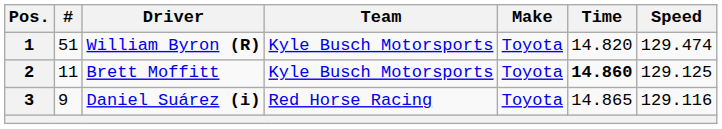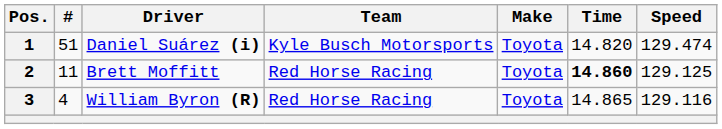(173, 46) William Byron (R) -> (173, 46) Daniel Suárez (i)
(381, 74) Kyle Busch Motorsports -> (350, 74) Red Horse Racing
(63, 101) 9 -> (63, 101) 4
(173, 101) Daniel Suárez (i) -> (173, 101) William Byron (R)
